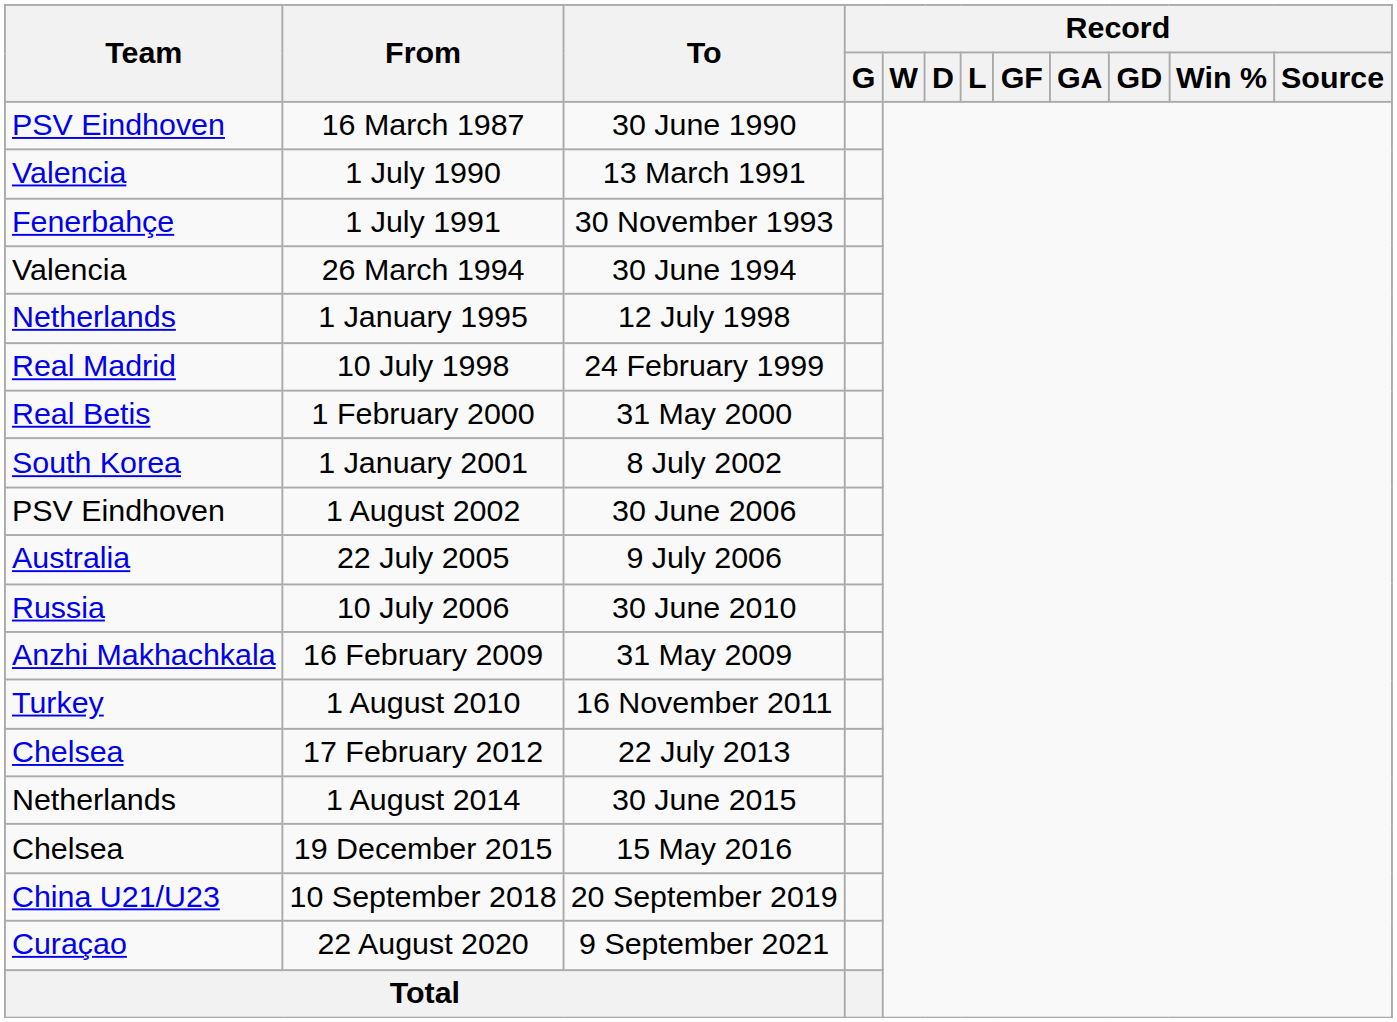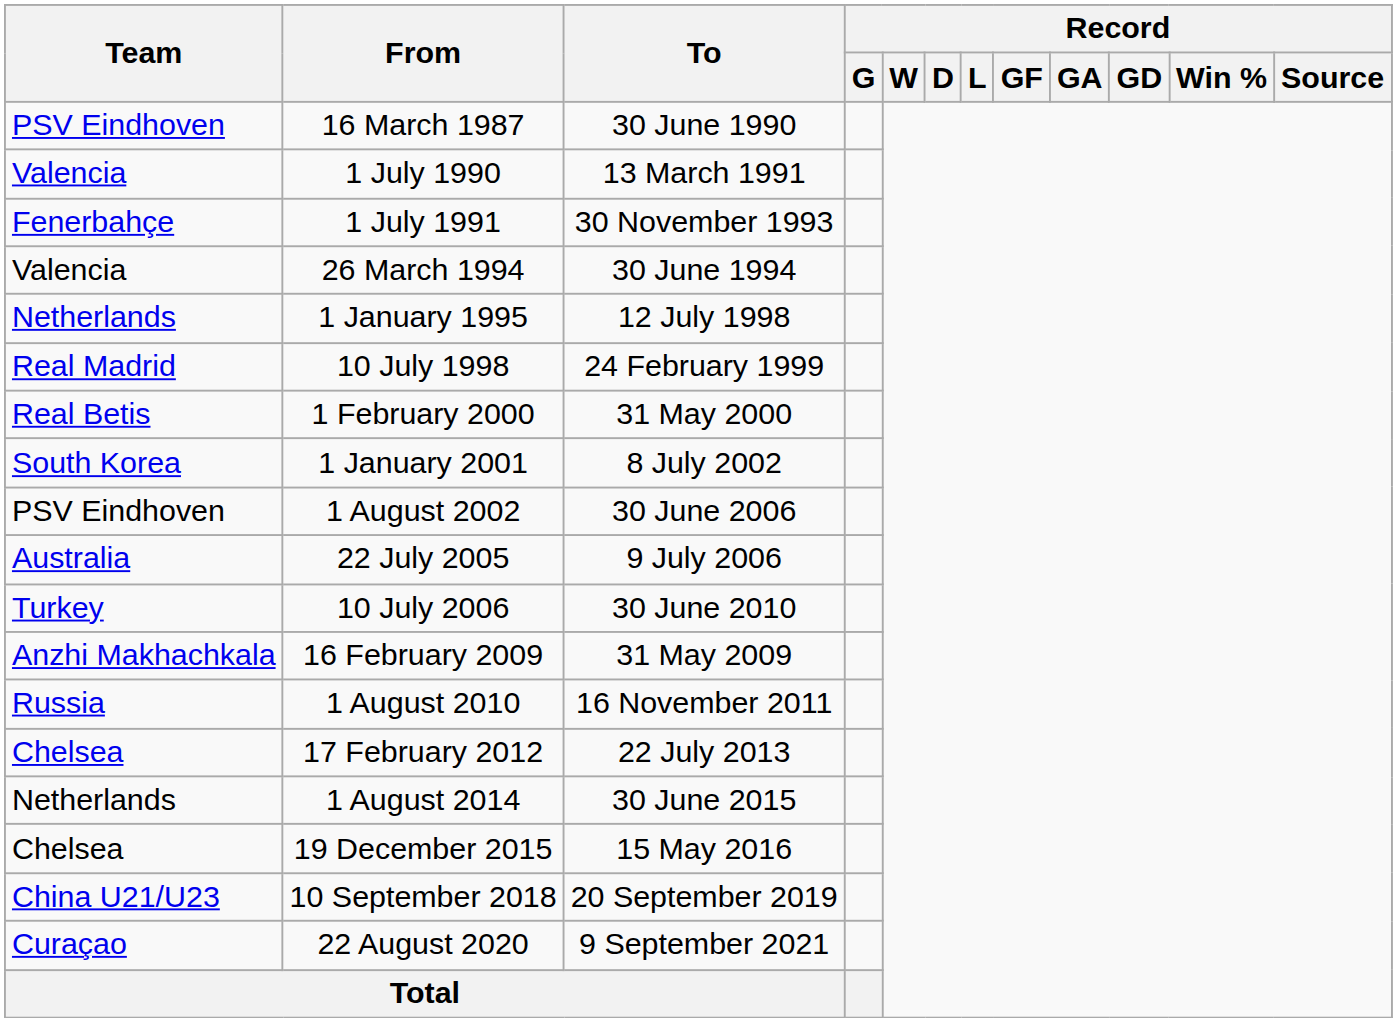(58, 607) Russia -> (58, 607) Turkey
(58, 703) Turkey -> (58, 703) Russia
